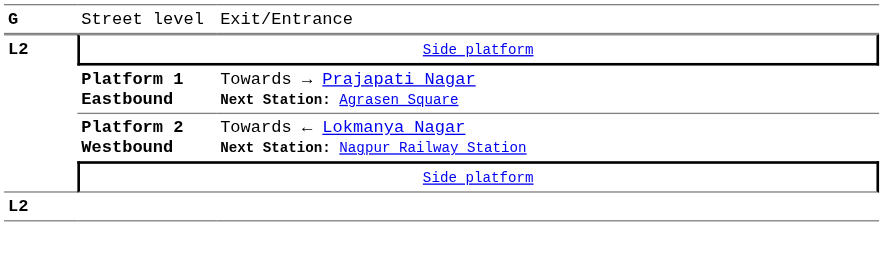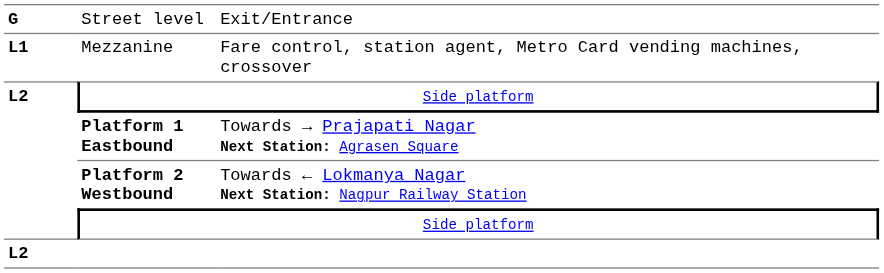+ row: (127, 48)
